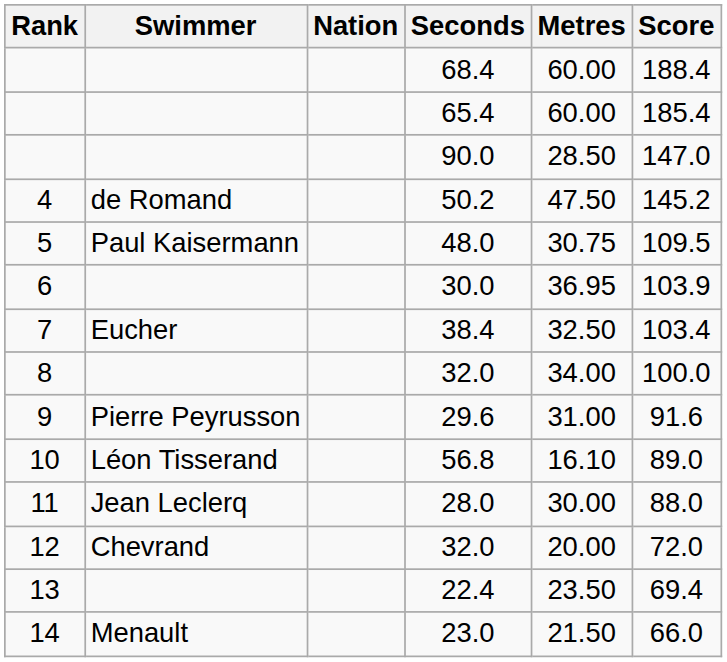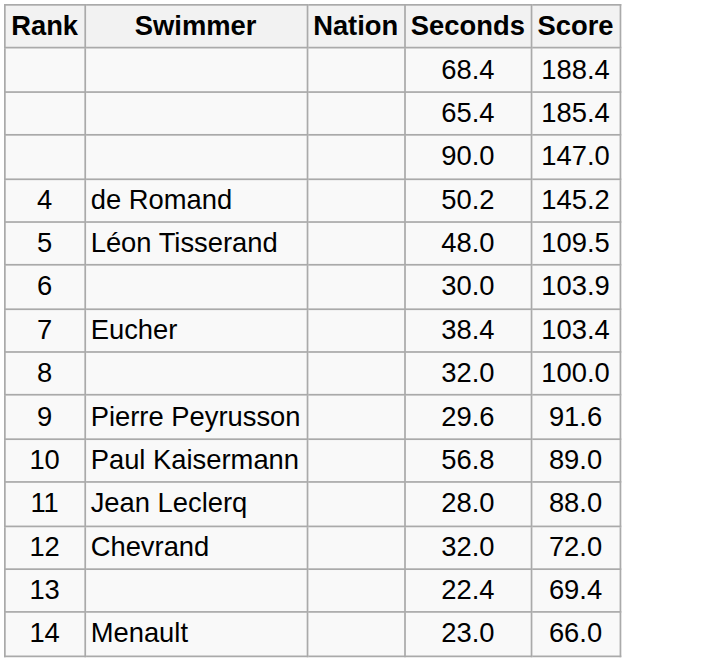- column: (582, 26)
(195, 243) Paul Kaisermann -> (184, 243) Léon Tisserand
(184, 460) Léon Tisserand -> (195, 460) Paul Kaisermann
